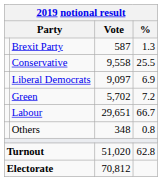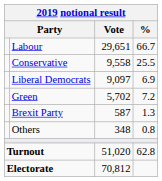rows swapped: (27, 113) <-> (37, 46)
